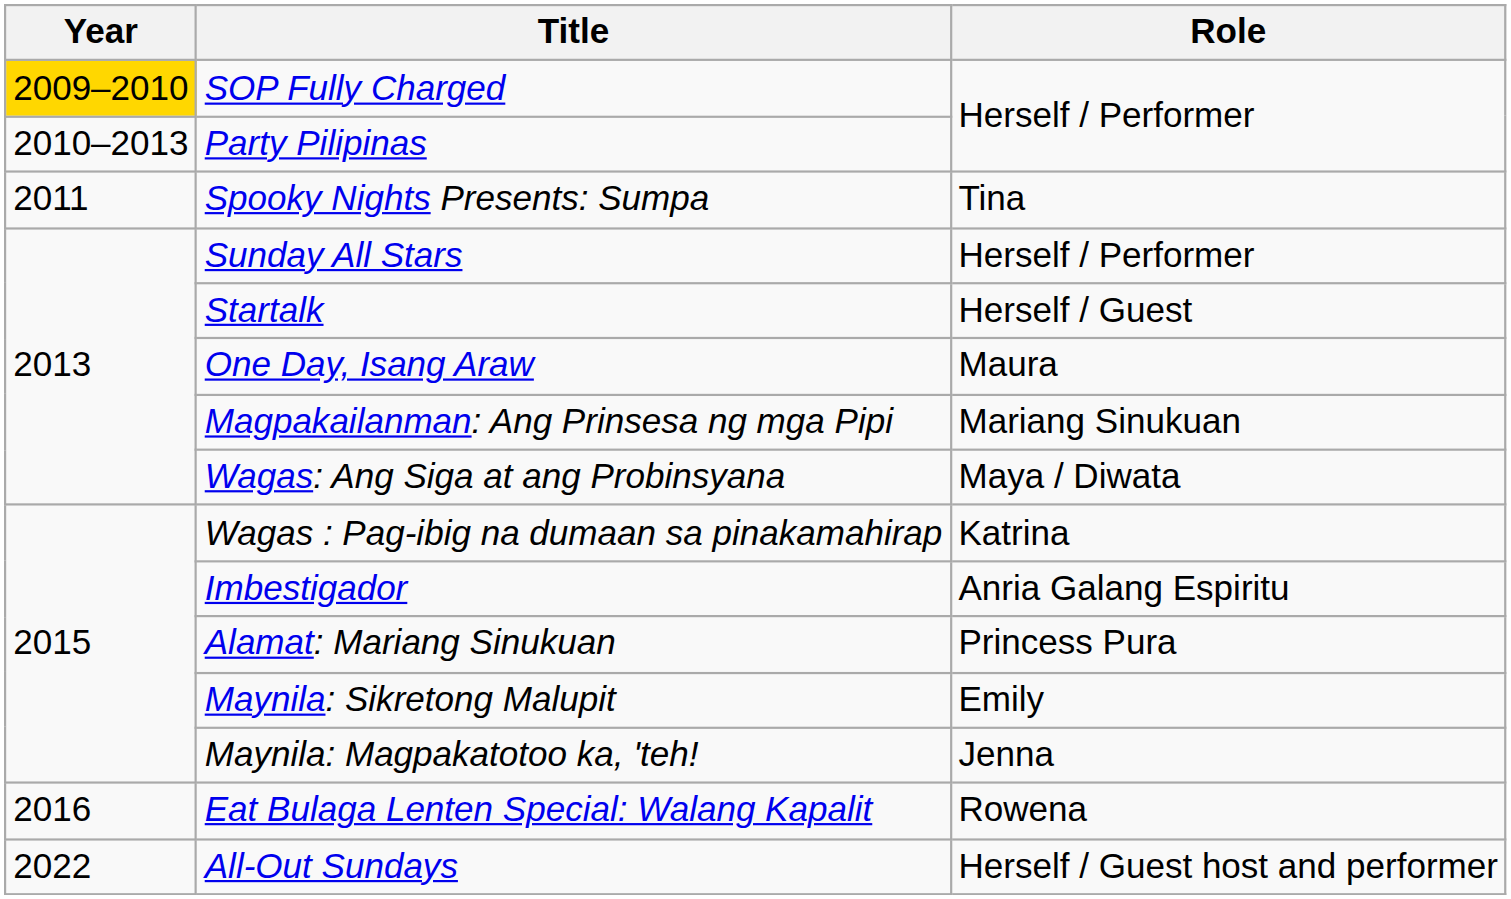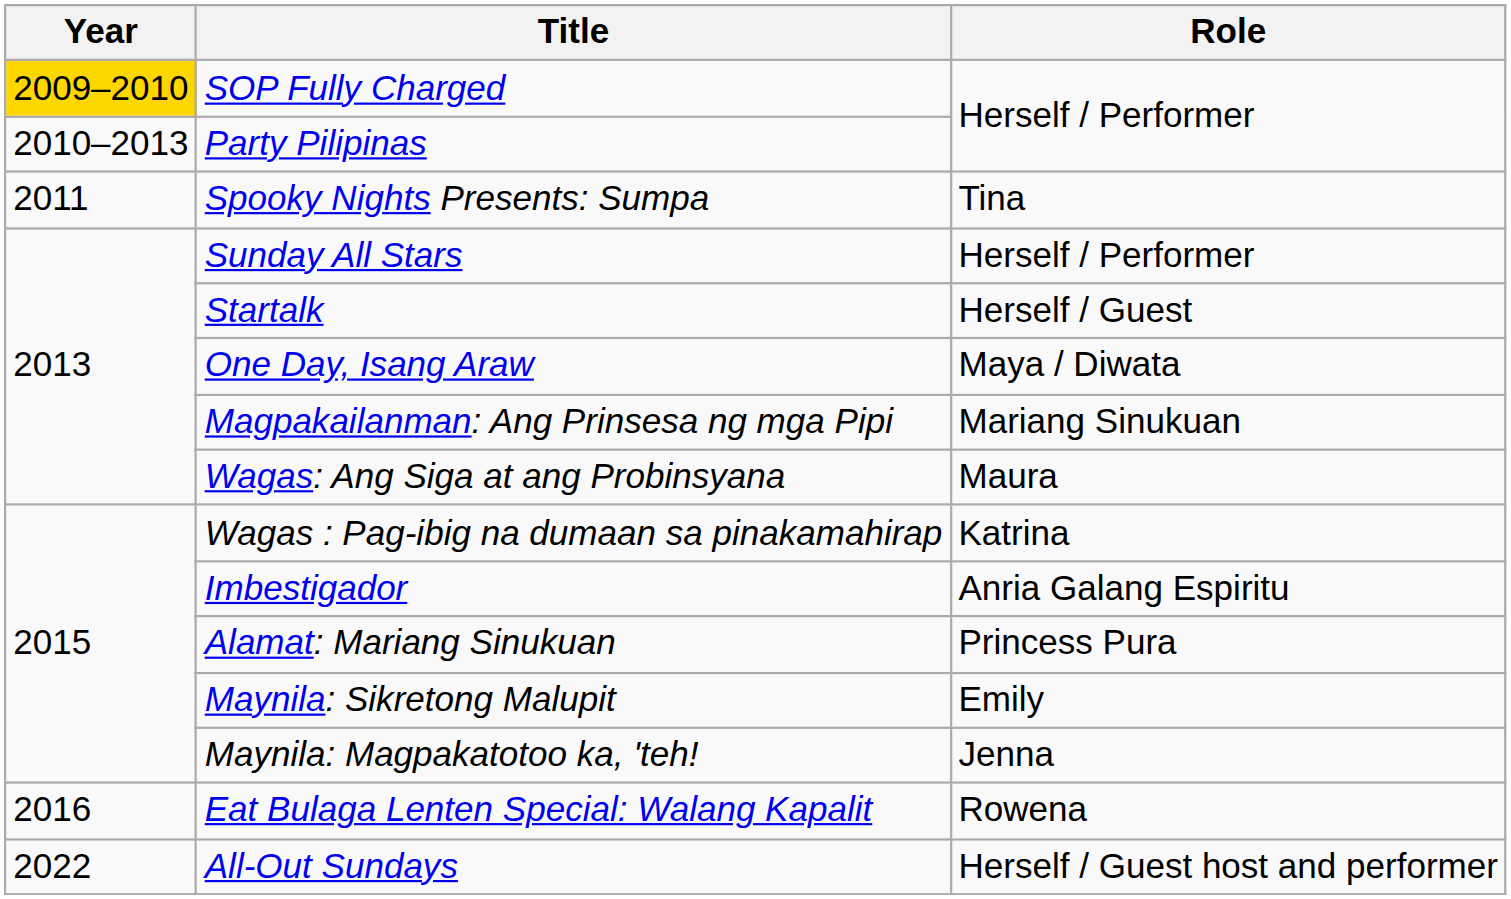(1008, 365) Maura -> (1069, 365) Maya / Diwata
(1069, 476) Maya / Diwata -> (1008, 476) Maura
